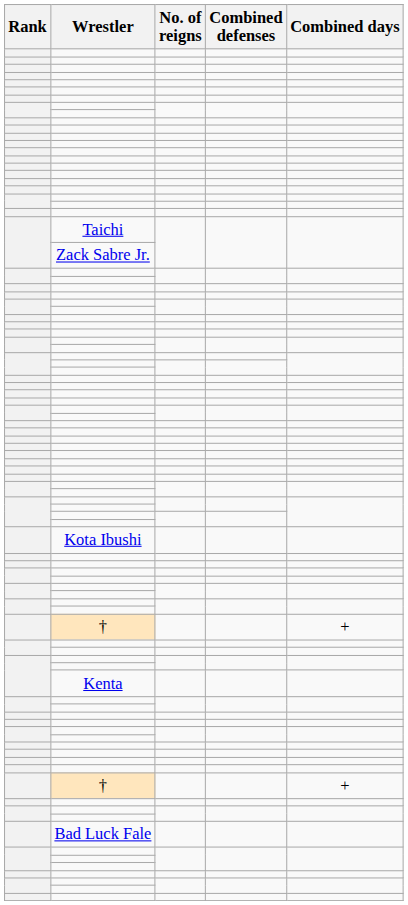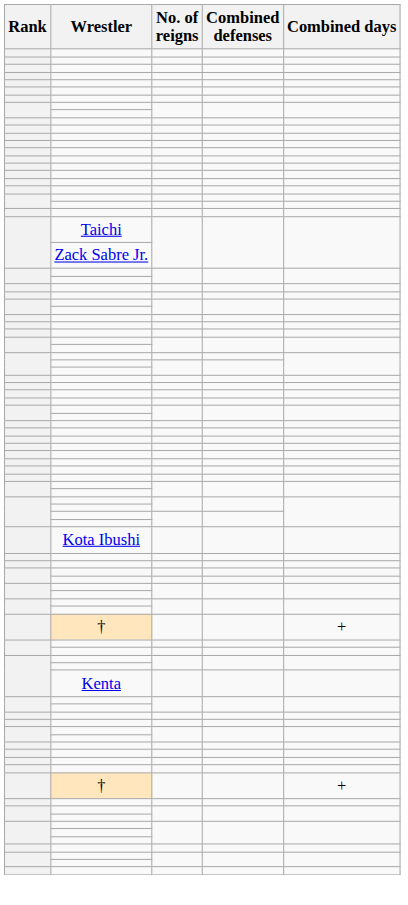- row: (28, 834)
